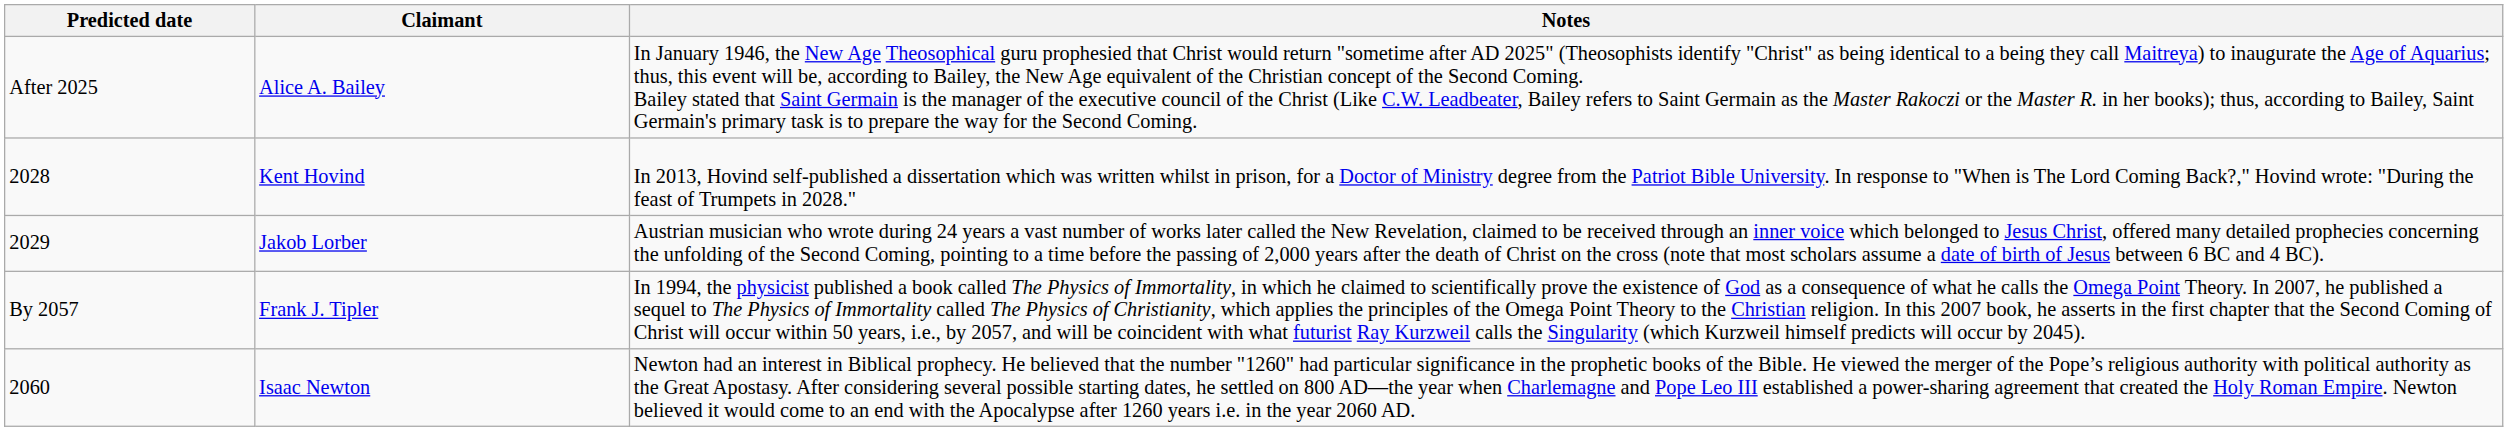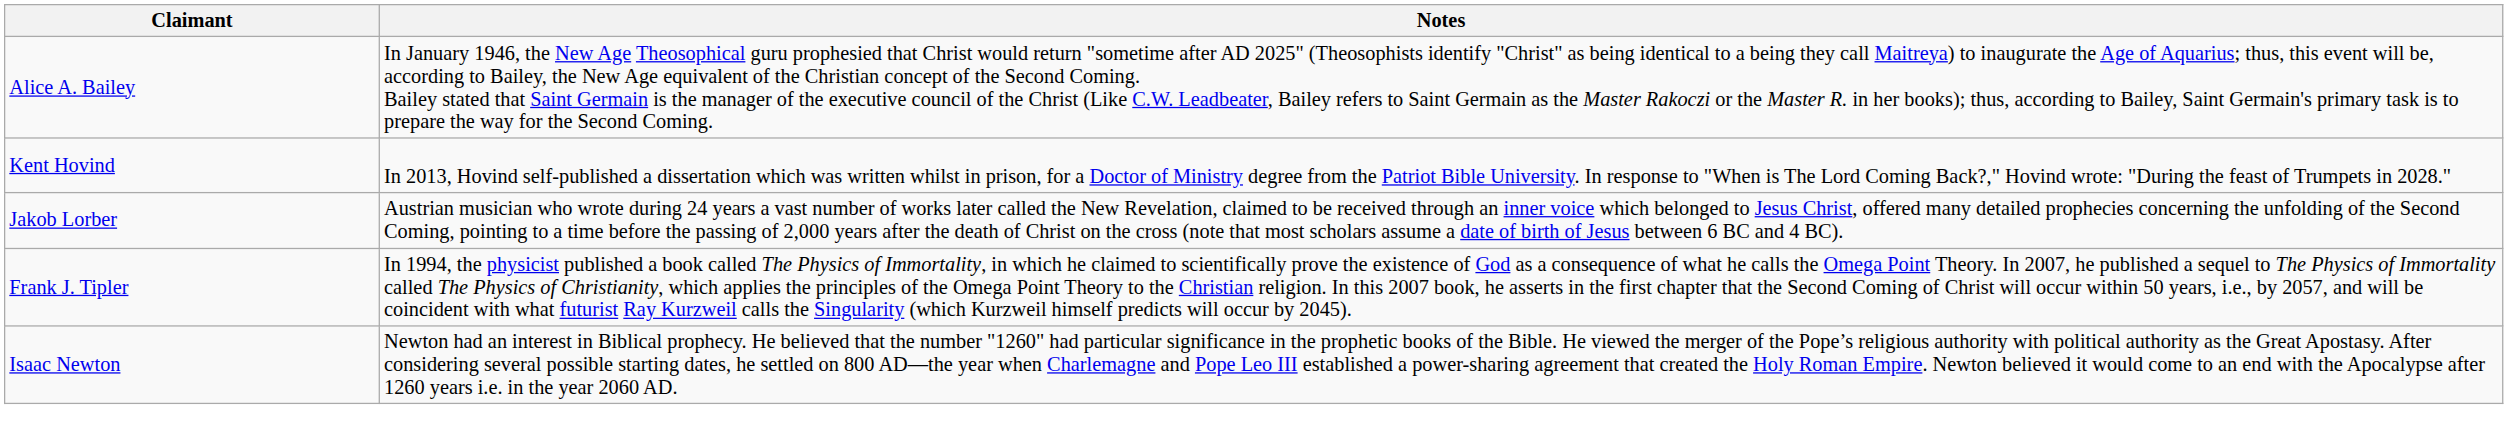- column: (130, 20)
